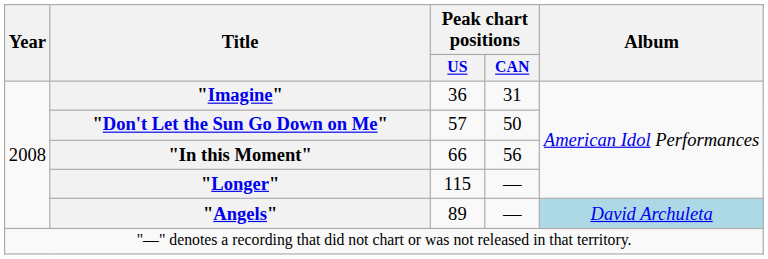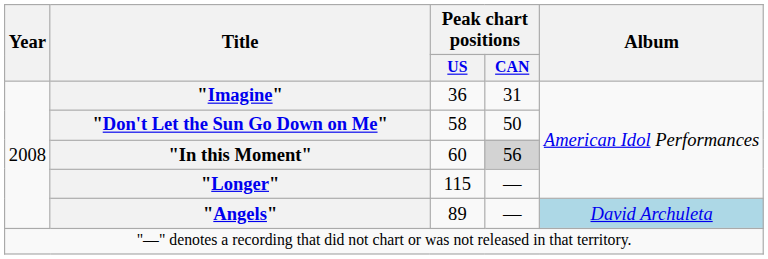(457, 124) 57 -> (457, 124) 58
(457, 154) 66 -> (457, 154) 60
(512, 154) no background -> (512, 154) lightgrey background
